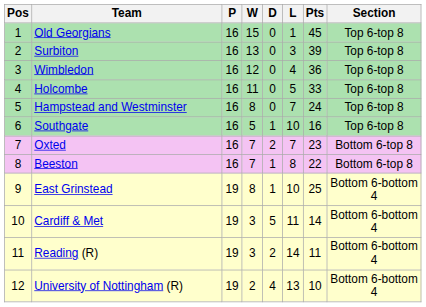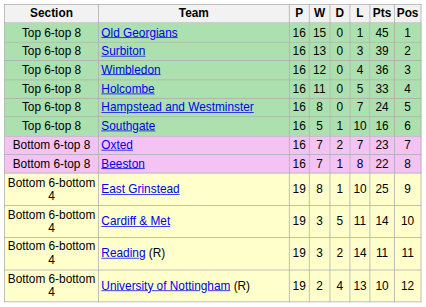columns swapped: (18, 13) <-> (374, 13)
